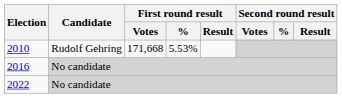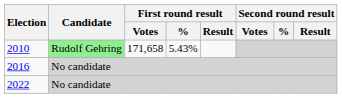(87, 48) no background -> (87, 48) lightgreen background
(145, 48) 171,668 -> (145, 48) 171,658
(183, 48) 5.53% -> (183, 48) 5.43%
